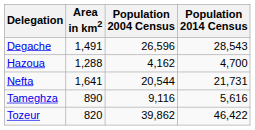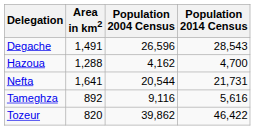(93, 98) 890 -> (93, 98) 892
